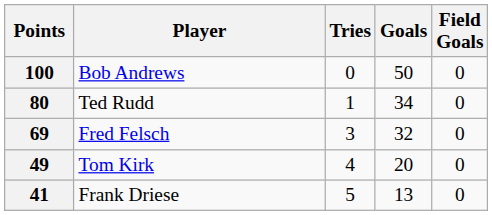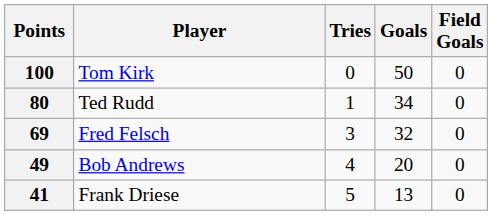(131, 72) Bob Andrews -> (116, 72) Tom Kirk
(116, 164) Tom Kirk -> (131, 164) Bob Andrews
